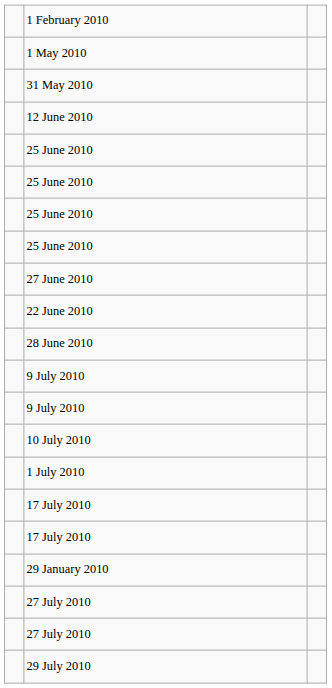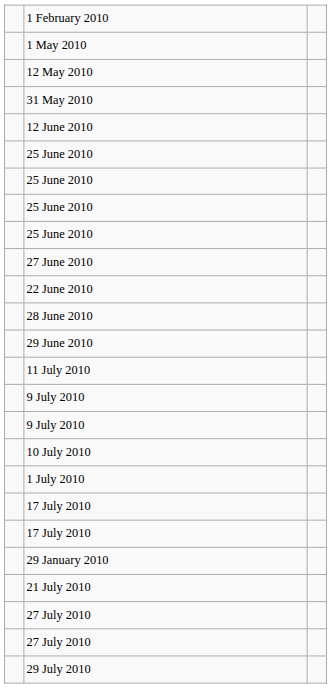+ row: (14, 73)
+ row: (14, 344)
+ row: (14, 371)
+ row: (14, 588)
